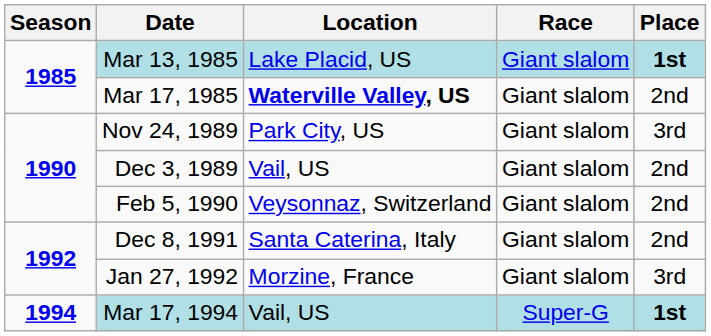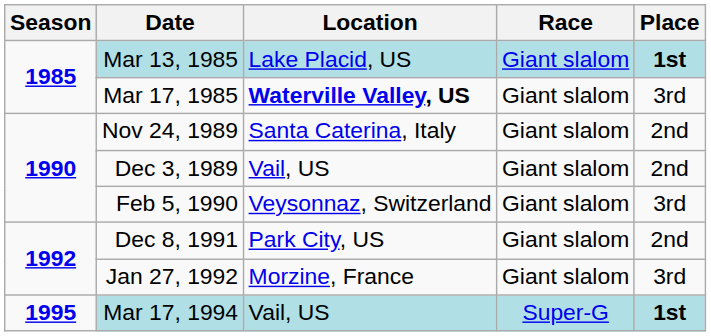(670, 95) 2nd -> (670, 95) 3rd
(316, 131) Park City, US -> (352, 131) Santa Caterina, Italy
(670, 131) 3rd -> (670, 131) 2nd
(670, 204) 2nd -> (670, 204) 3rd
(352, 240) Santa Caterina, Italy -> (316, 240) Park City, US
(51, 312) 1994 -> (51, 312) 1995
